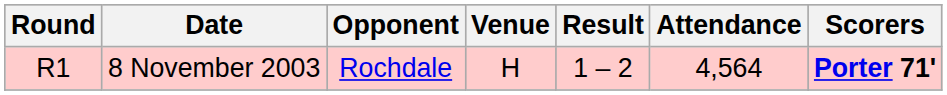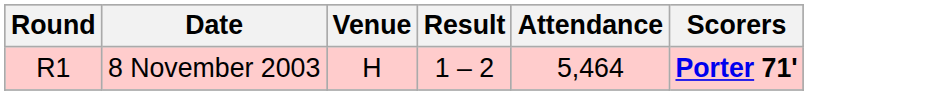- column: (396, 25)
(729, 68) 4,564 -> (590, 68) 5,464
